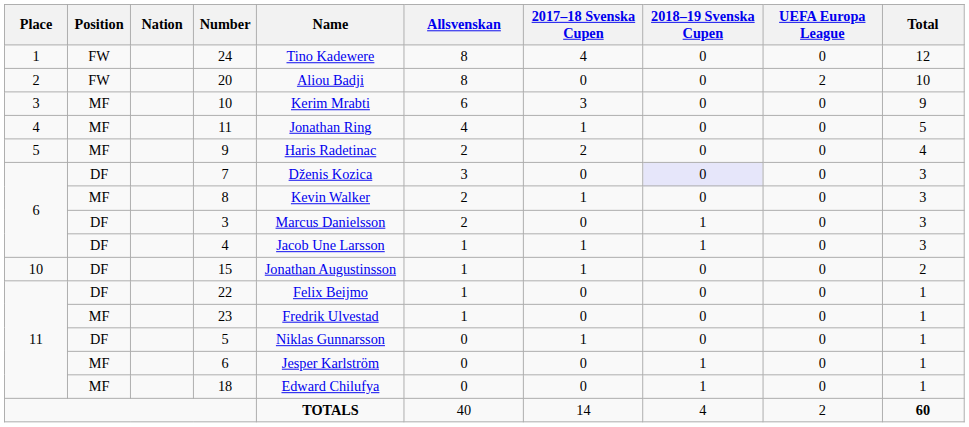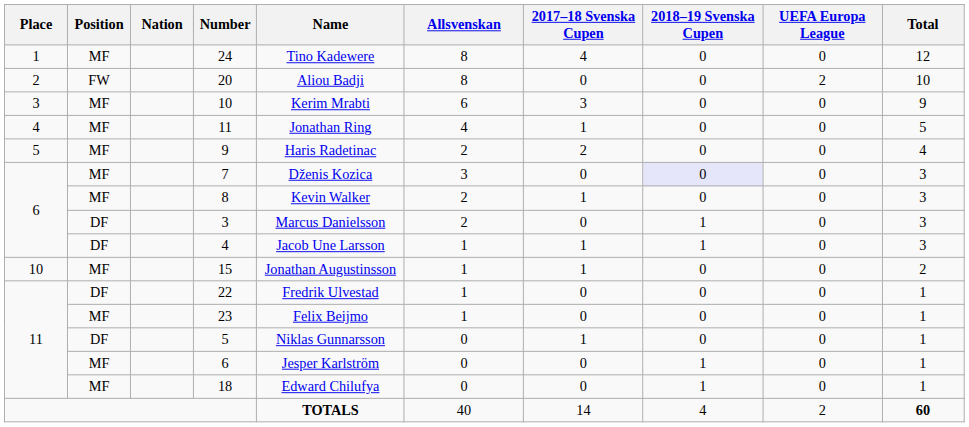(99, 56) FW -> (99, 56) MF
(99, 174) DF -> (99, 174) MF
(99, 268) DF -> (99, 268) MF
(330, 292) Felix Beijmo -> (330, 292) Fredrik Ulvestad
(330, 316) Fredrik Ulvestad -> (330, 316) Felix Beijmo
